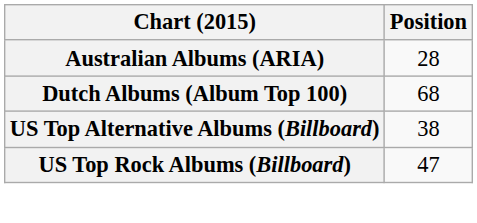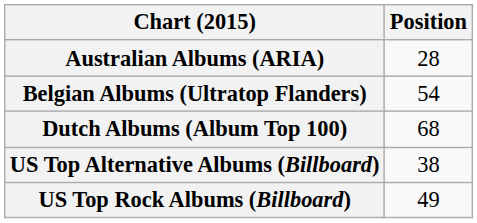+ row: (195, 93)
(428, 164) 47 -> (428, 199) 49
